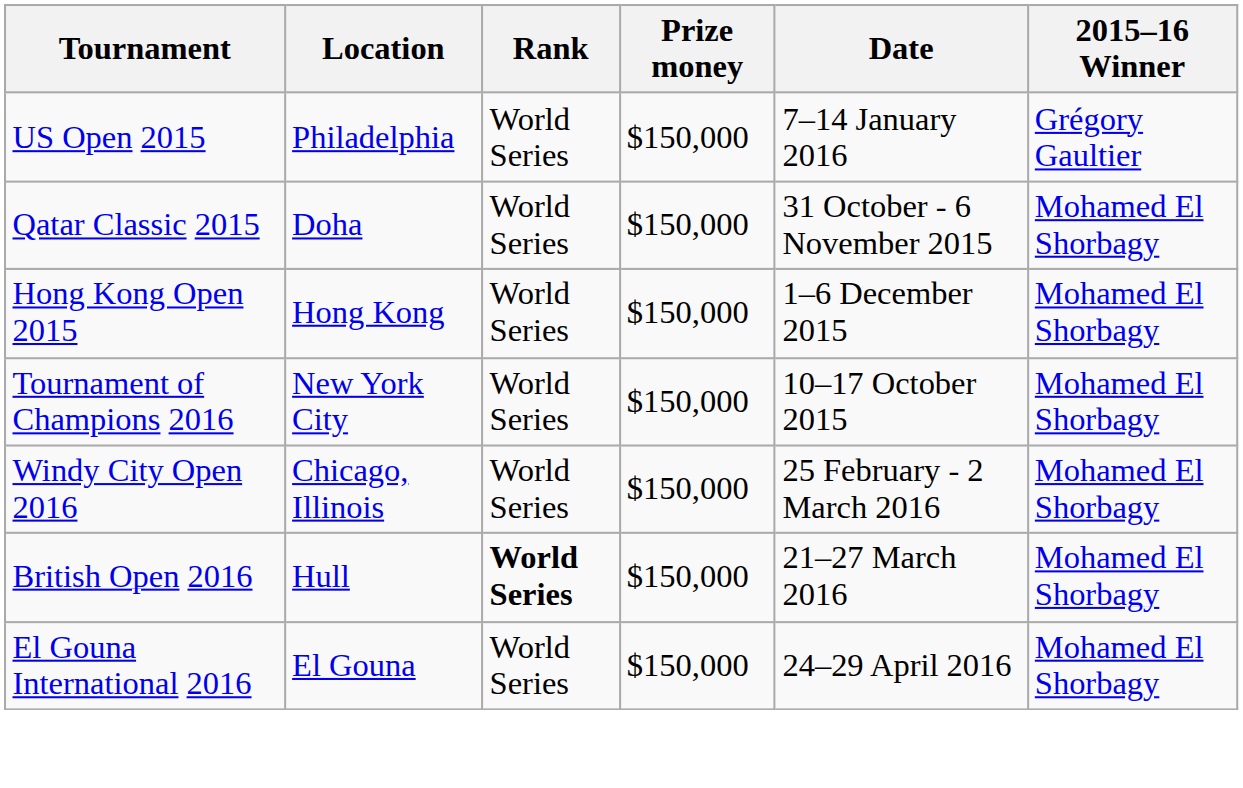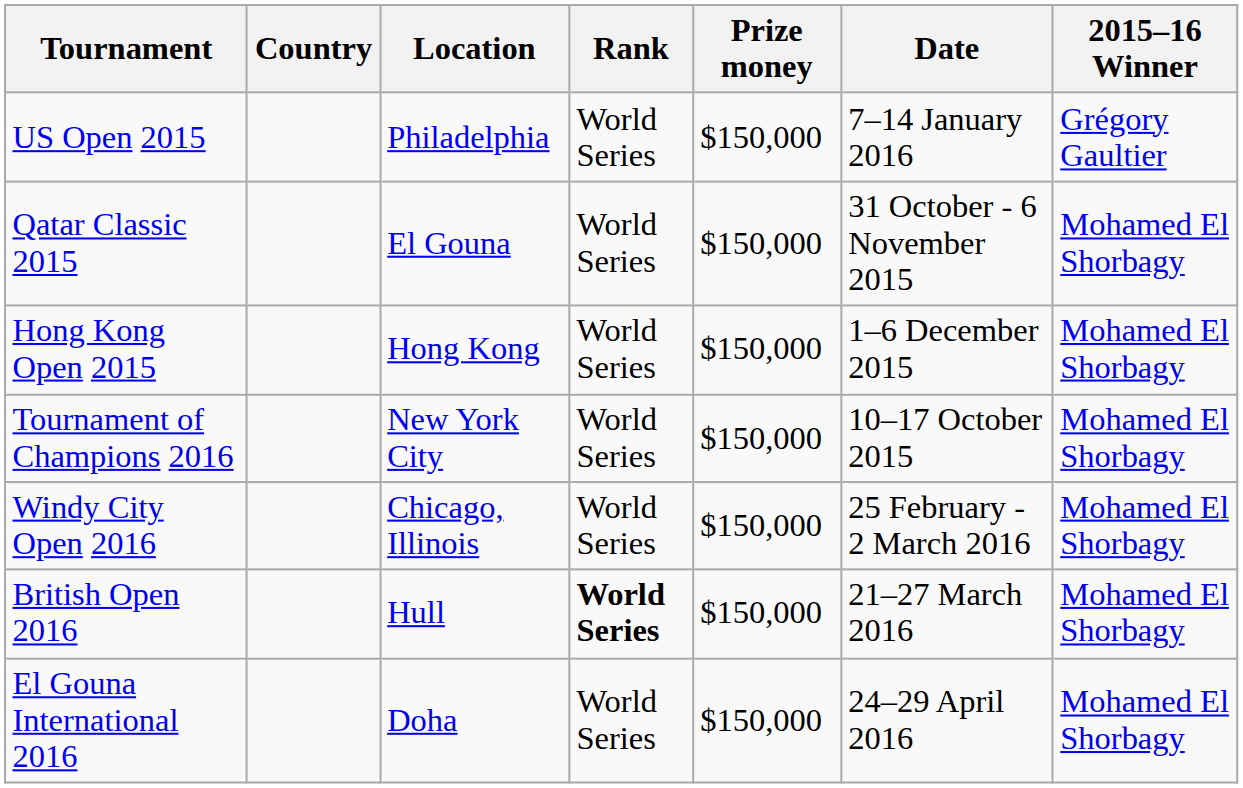+ column: (314, 48)
(327, 224) Doha -> (449, 242) El Gouna
(354, 664) El Gouna -> (422, 719) Doha
